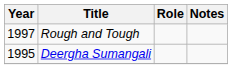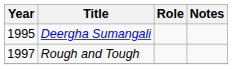rows swapped: (96, 53) <-> (90, 34)
